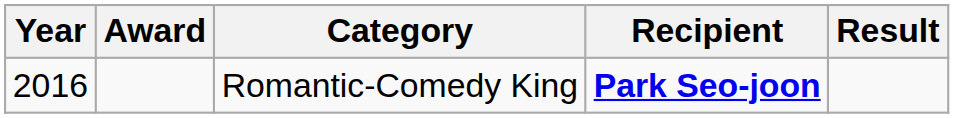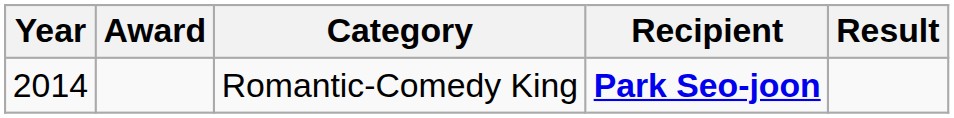(50, 84) 2016 -> (50, 84) 2014
